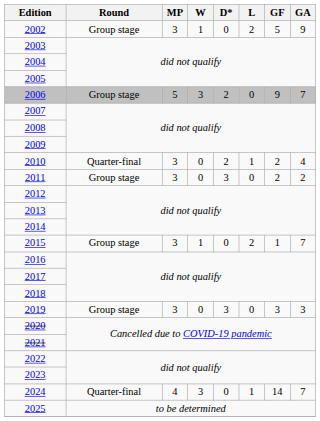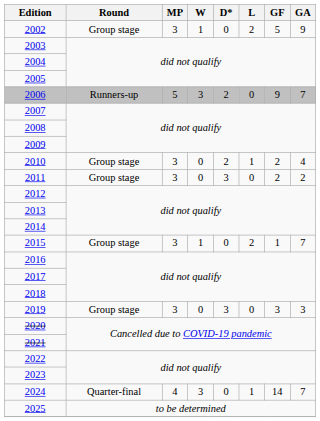(114, 95) Group stage -> (114, 95) Runners-up
(114, 161) Quarter-final -> (114, 161) Group stage
